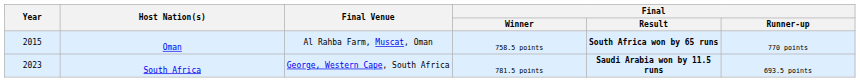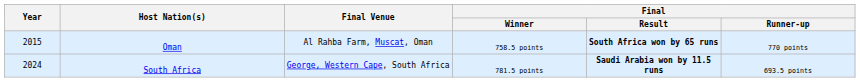(32, 65) 2023 -> (32, 65) 2024
